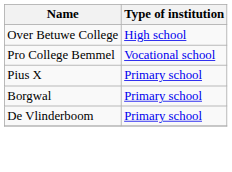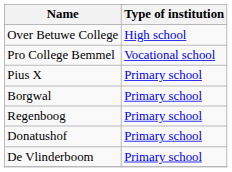+ row: (37, 116)
+ row: (37, 136)
